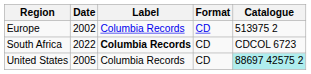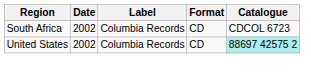- row: (23, 28)
(84, 45) 2022 -> (84, 28) 2002
(146, 45) bold -> (142, 28) normal
(84, 61) 2005 -> (84, 45) 2002
